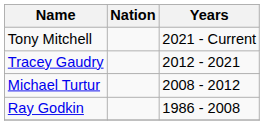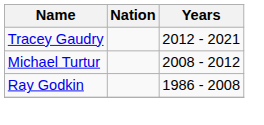- row: (50, 39)
